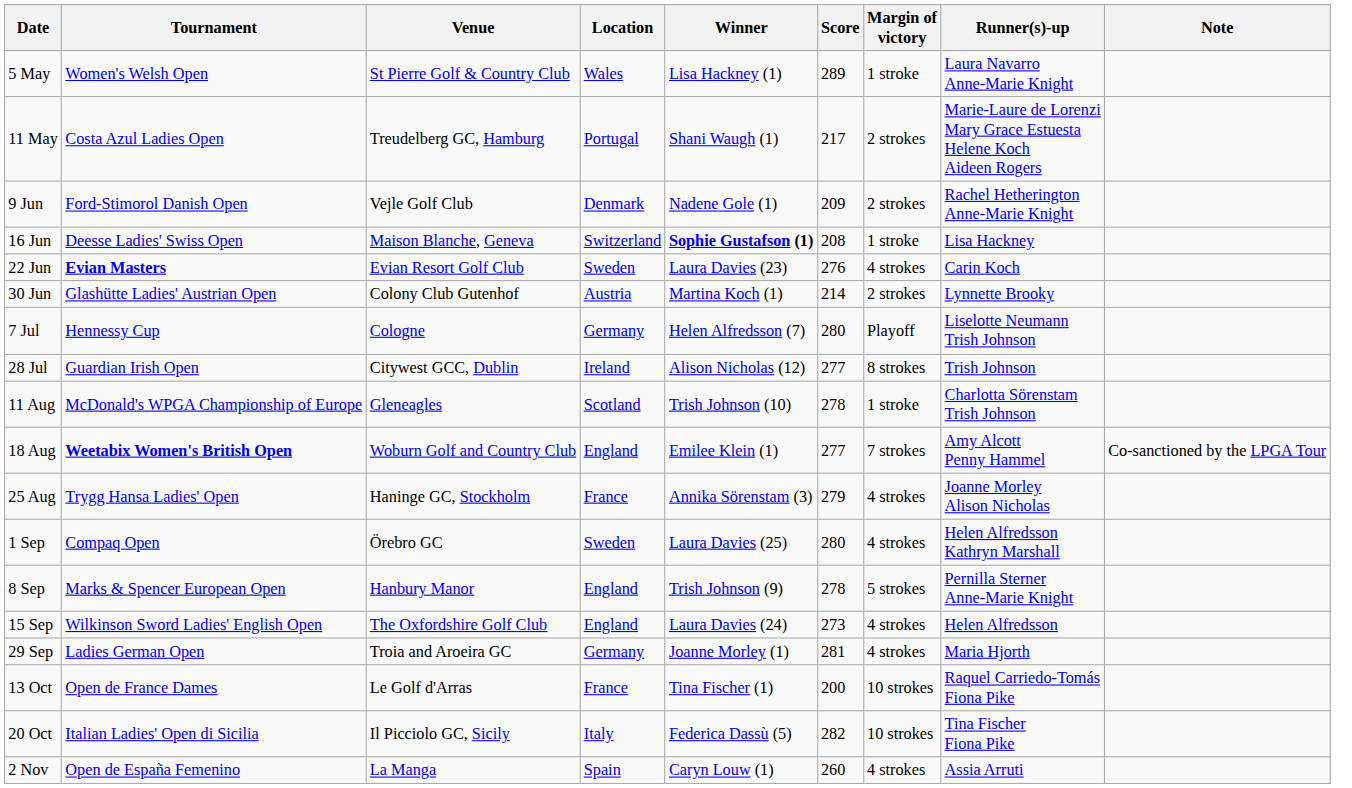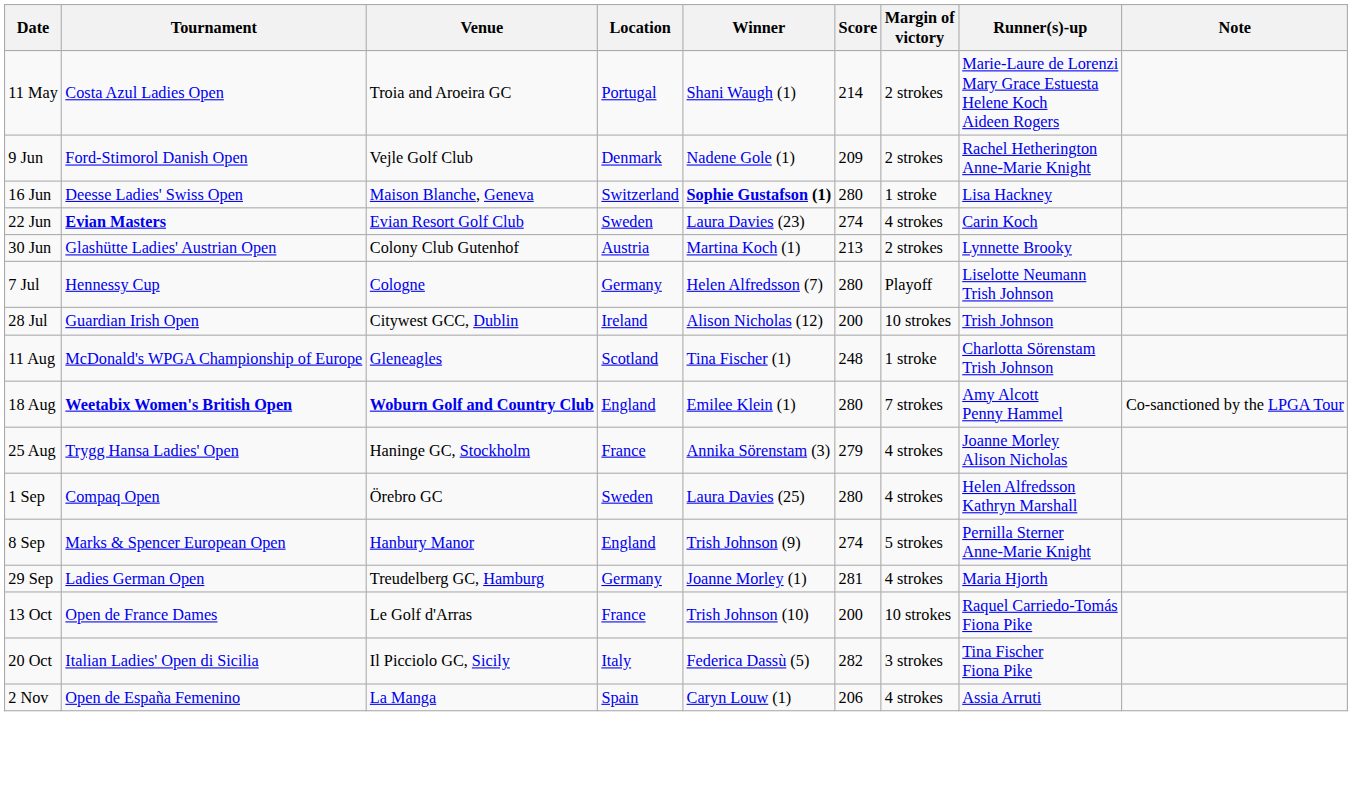- row: (29, 73)
(457, 139) Treudelberg GC, Hamburg -> (441, 93) Troia and Aroeira GC
(833, 139) 217 -> (851, 93) 214
(833, 240) 208 -> (851, 194) 280
(833, 267) 276 -> (851, 221) 274
(833, 294) 214 -> (851, 248) 213
(833, 367) 277 -> (851, 321) 200
(896, 367) 8 strokes -> (918, 321) 10 strokes
(730, 403) Trish Johnson (10) -> (739, 357) Tina Fischer (1)
(833, 403) 278 -> (851, 357) 248
(473, 449) normal -> (482, 403) bold
(833, 449) 277 -> (851, 403) 280
(833, 588) 278 -> (851, 542) 274
- row: (31, 624)
(441, 651) Troia and Aroeira GC -> (457, 578) Treudelberg GC, Hamburg
(721, 687) Tina Fischer (1) -> (748, 615) Trish Johnson (10)
(900, 733) 10 strokes -> (914, 661) 3 strokes
(833, 770) 260 -> (851, 697) 206
